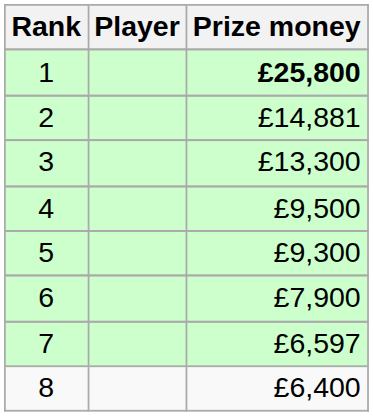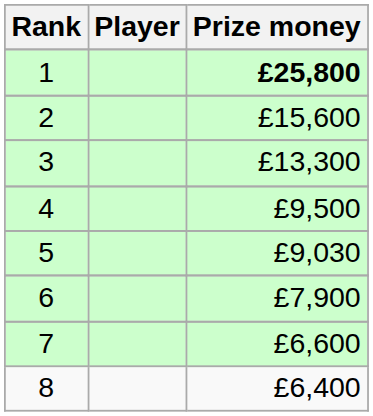(309, 117) £14,881 -> (309, 117) £15,600
(317, 252) £9,300 -> (317, 252) £9,030
(317, 343) £6,597 -> (317, 343) £6,600
